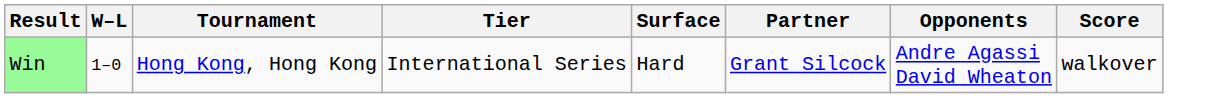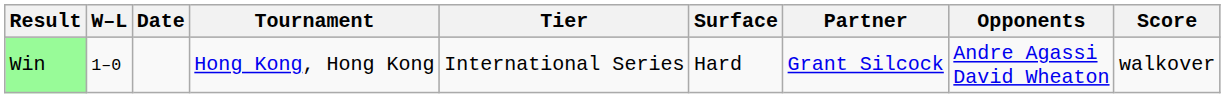+ column: (161, 21)
